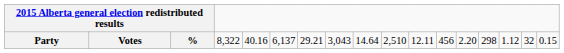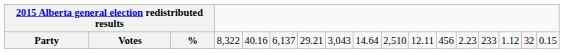(468, 40) 2.20 -> (468, 40) 2.23
(489, 40) 298 -> (489, 40) 233
